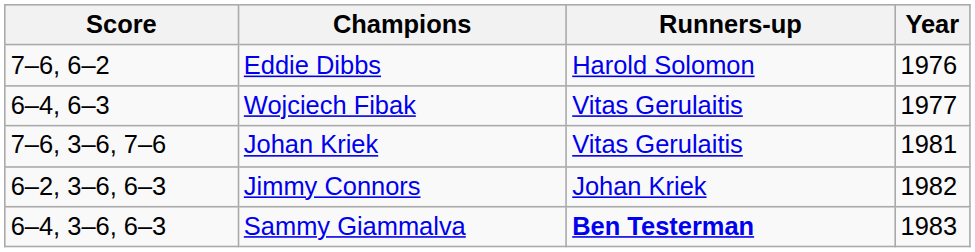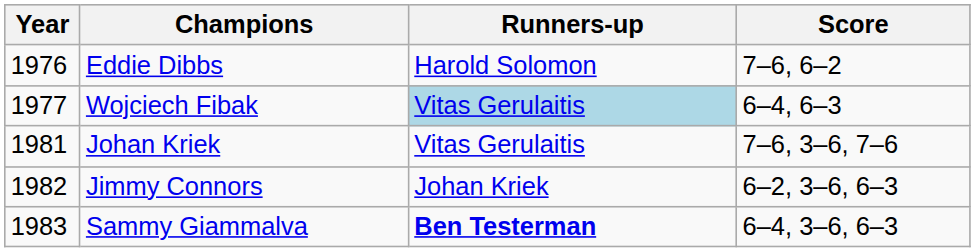columns swapped: (932, 24) <-> (121, 24)
(658, 105) no background -> (500, 105) lightblue background
